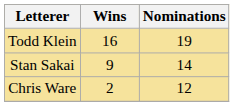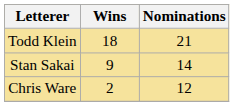(110, 40) 16 -> (110, 40) 18
(184, 40) 19 -> (184, 40) 21
